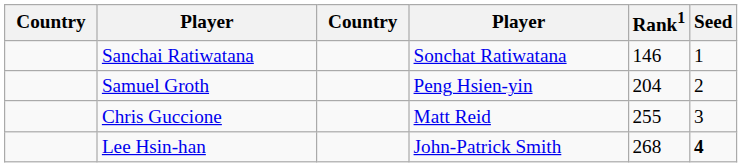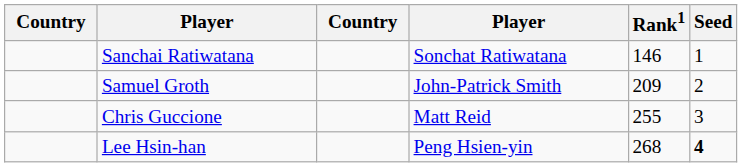(473, 85) Peng Hsien-yin -> (487, 85) John-Patrick Smith
(647, 85) 204 -> (647, 85) 209
(487, 146) John-Patrick Smith -> (473, 146) Peng Hsien-yin
